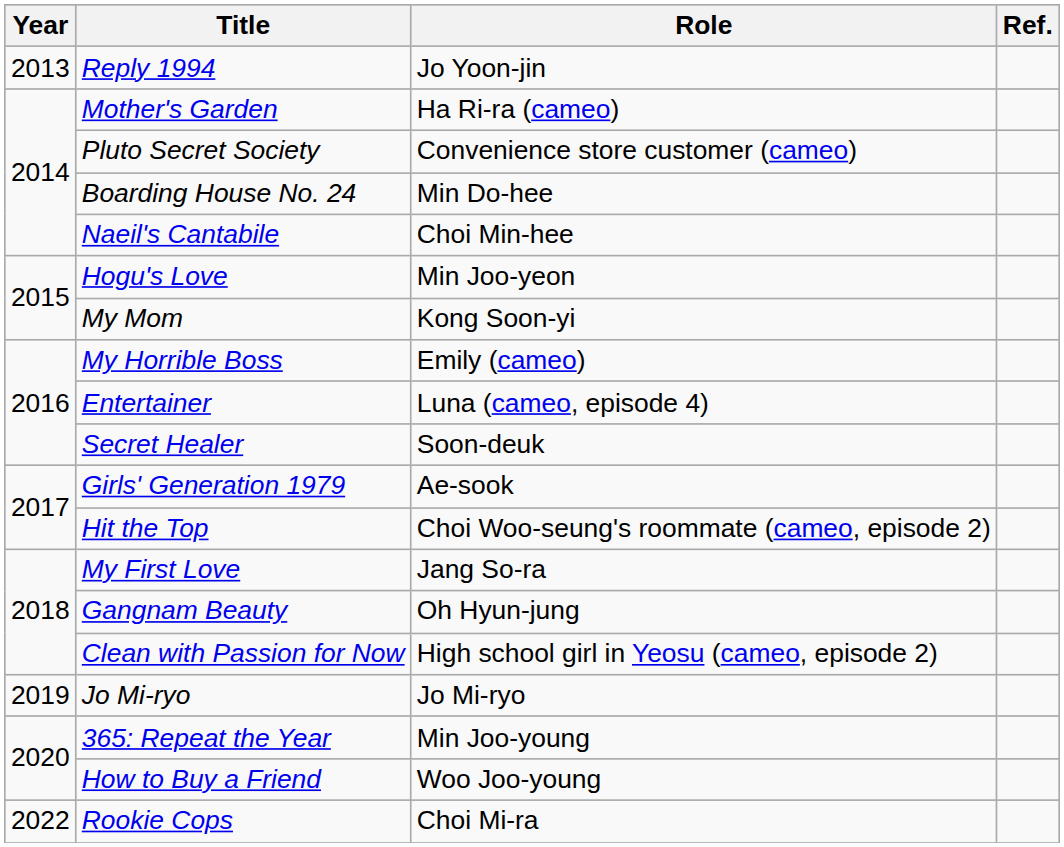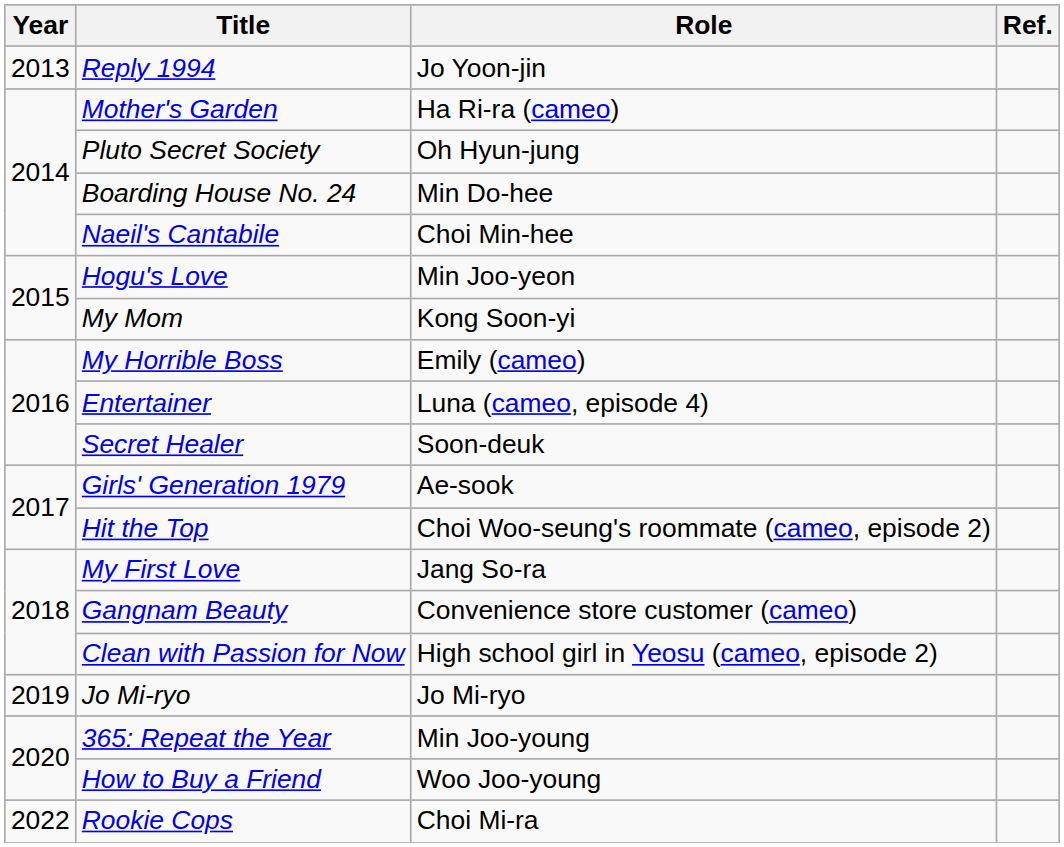(637, 151) Convenience store customer (cameo) -> (498, 151) Oh Hyun-jung
(498, 611) Oh Hyun-jung -> (637, 611) Convenience store customer (cameo)
